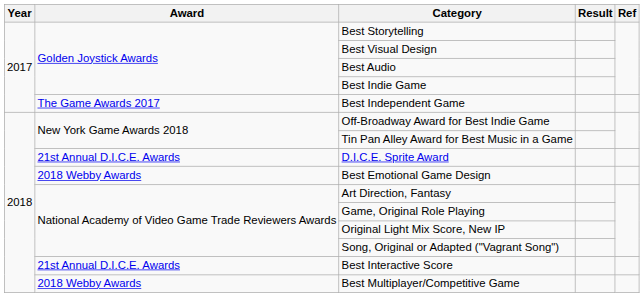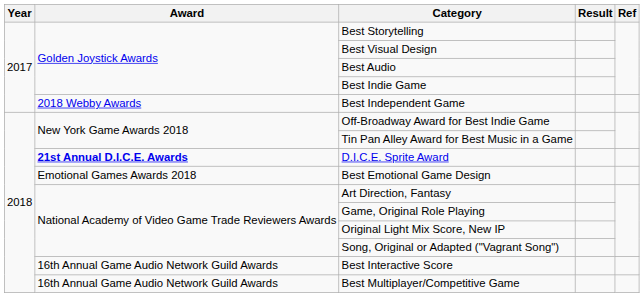(99, 103) The Game Awards 2017 -> (89, 103) 2018 Webby Awards
(109, 157) normal -> (113, 157) bold
(89, 175) 2018 Webby Awards -> (117, 175) Emotional Games Awards 2018
(109, 265) 21st Annual D.I.C.E. Awards -> (158, 265) 16th Annual Game Audio Network Guild Awards
(89, 283) 2018 Webby Awards -> (158, 283) 16th Annual Game Audio Network Guild Awards
